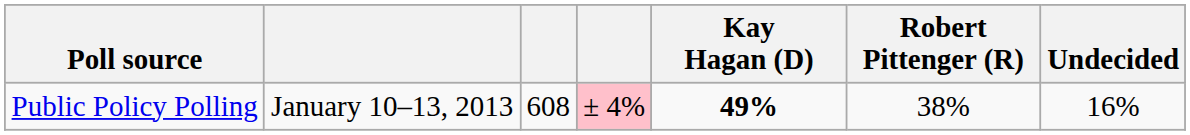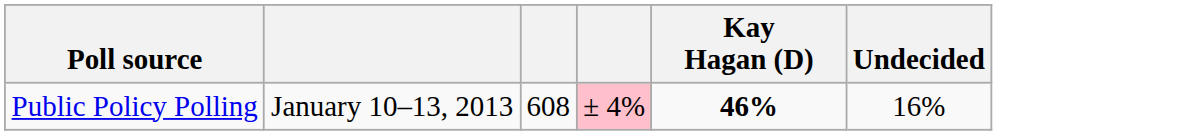- column: (943, 43)
(749, 105) 49% -> (749, 105) 46%
